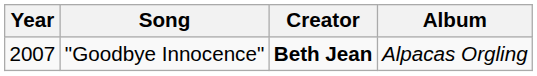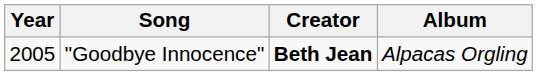(32, 53) 2007 -> (32, 53) 2005
